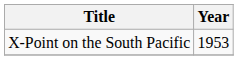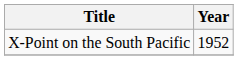(213, 42) 1953 -> (213, 42) 1952
